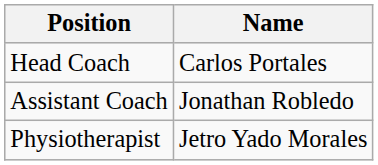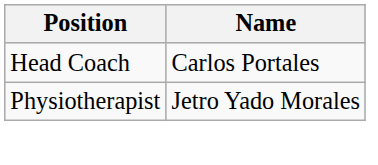- row: (89, 100)
